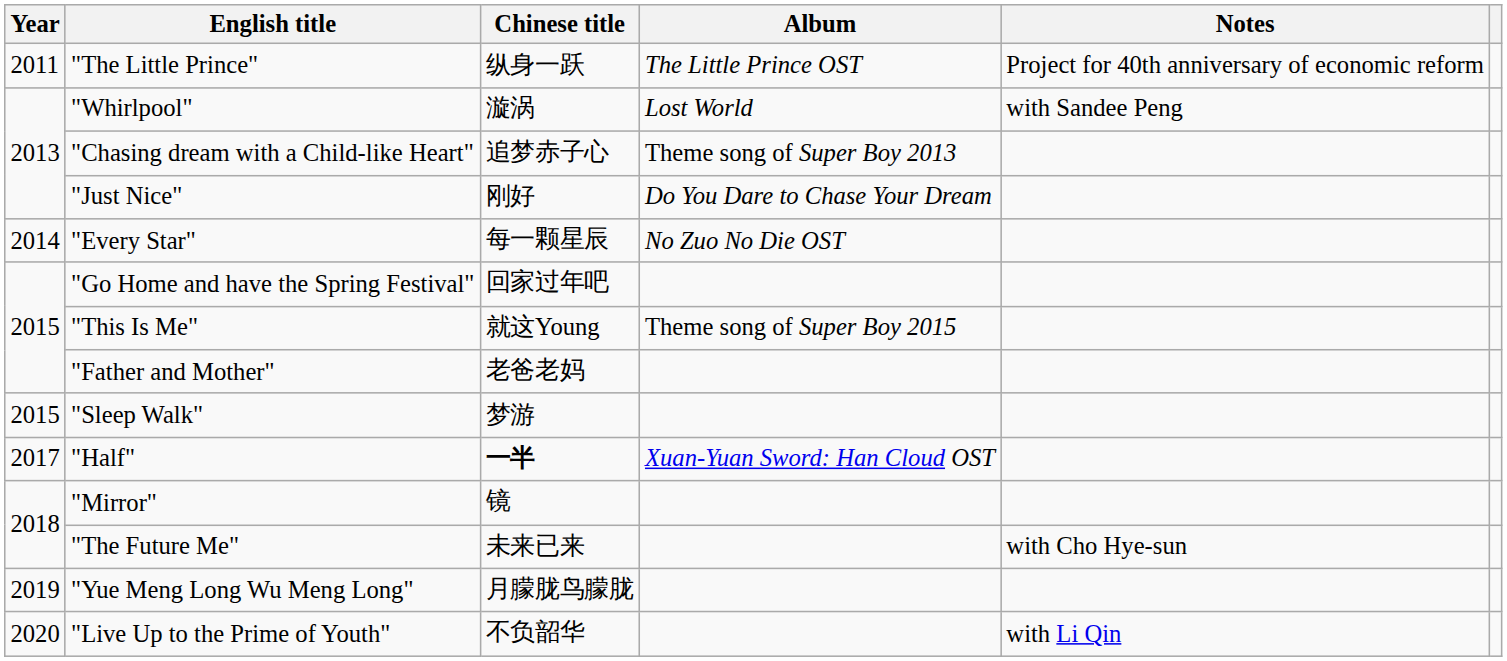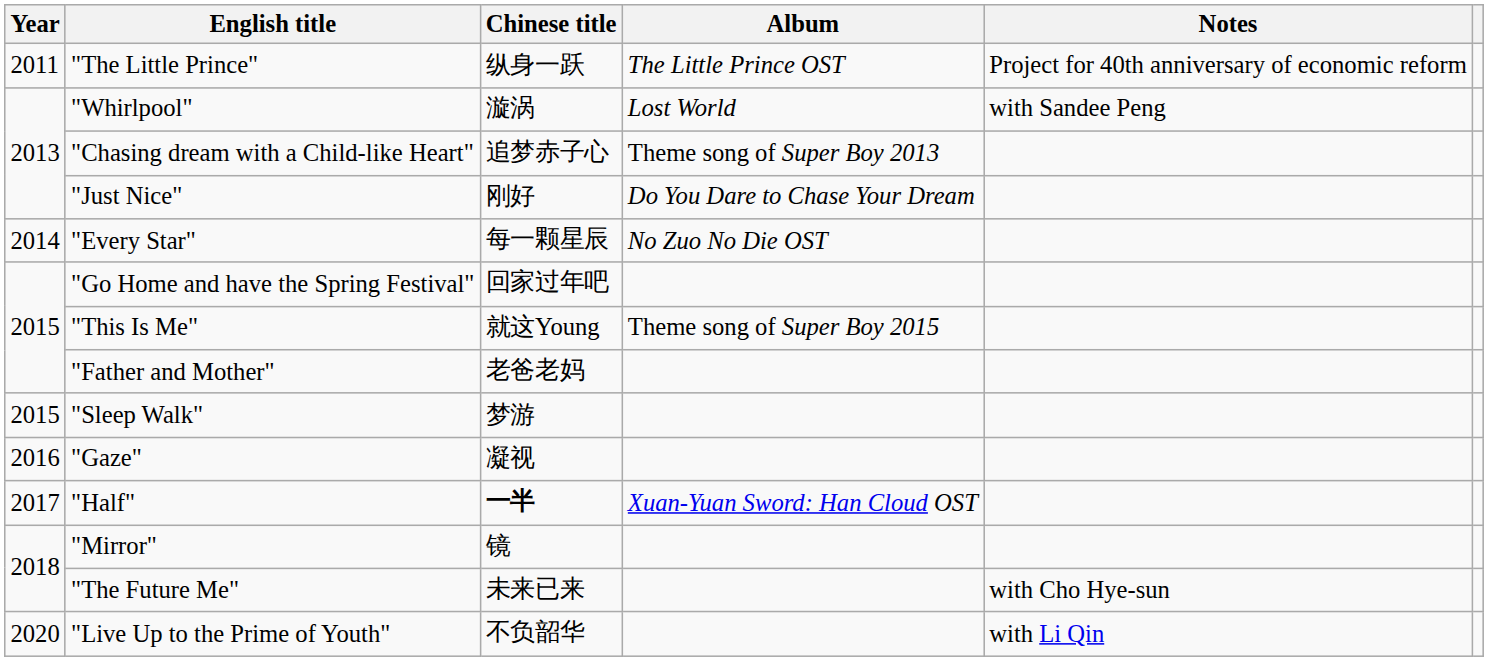+ row: (106, 458)
- row: (242, 589)
